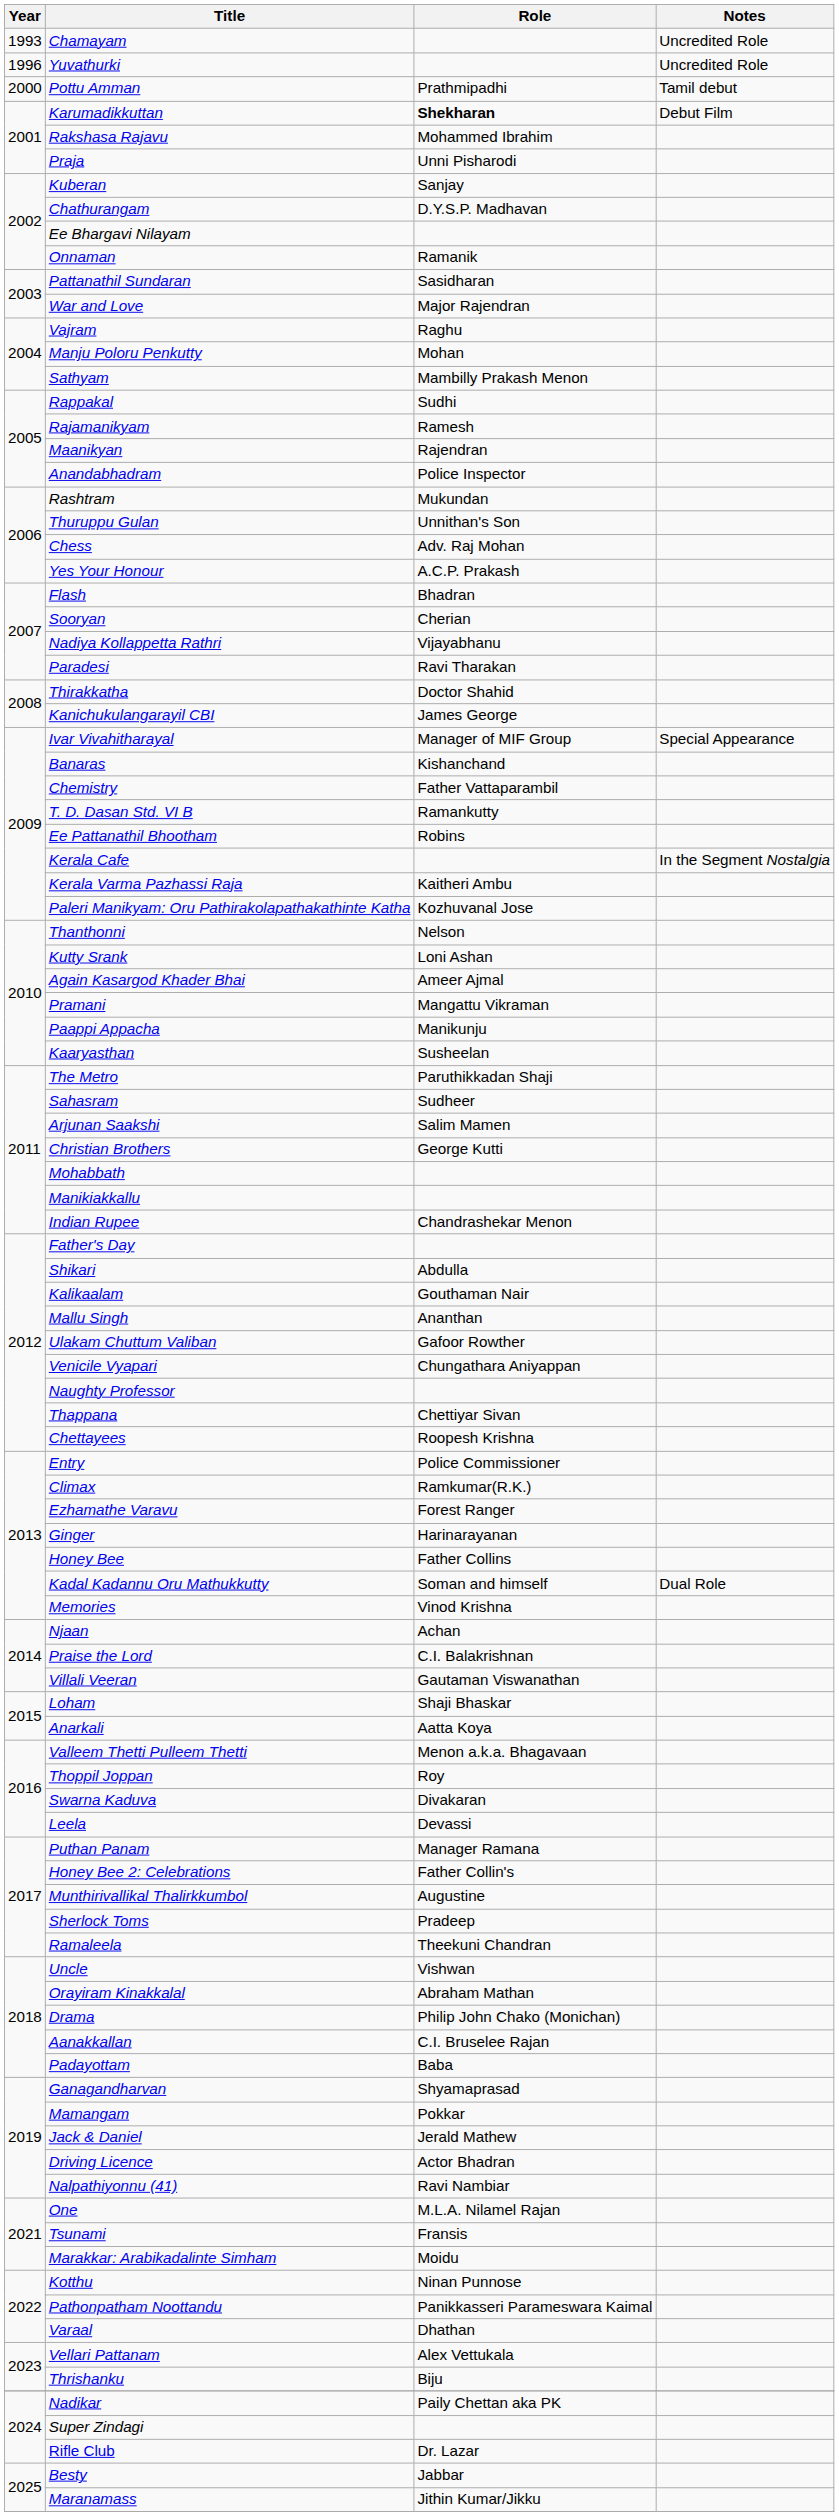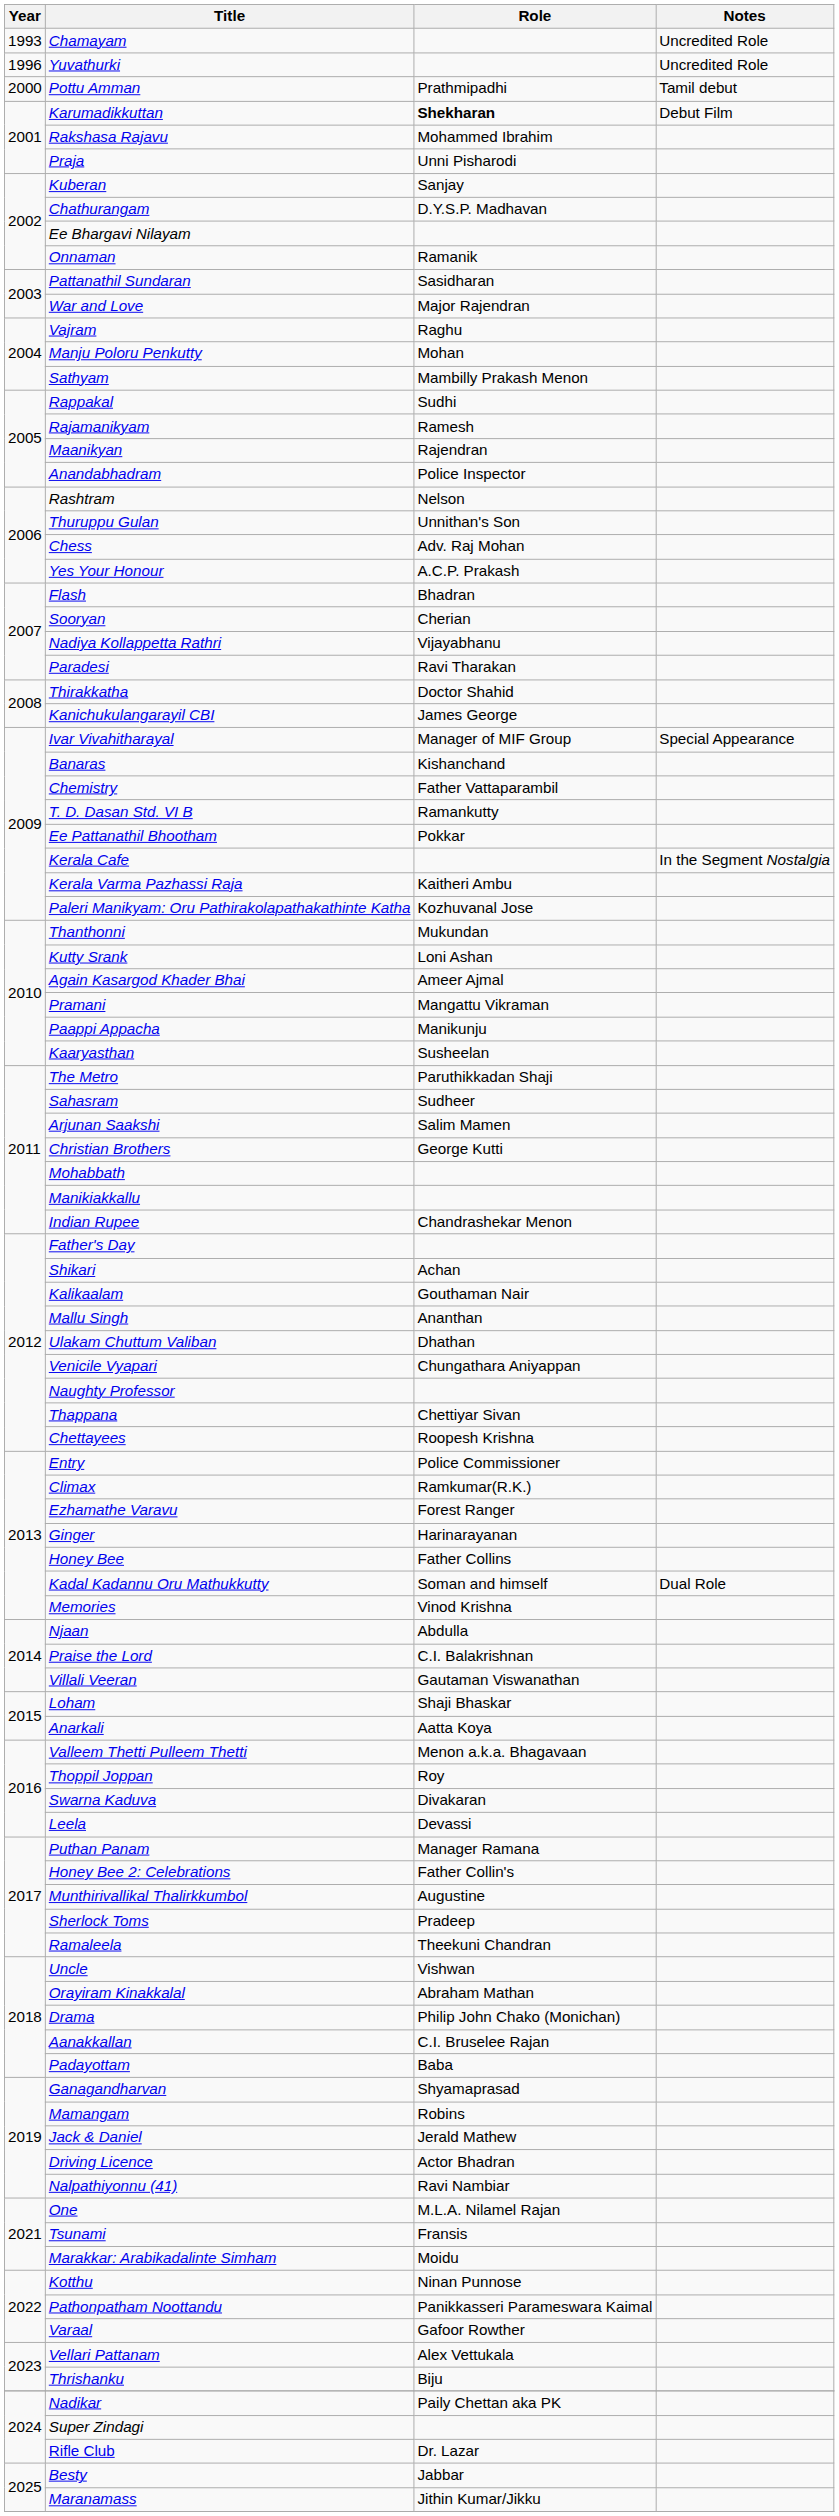(453, 498) Mukundan -> (441, 498) Nelson
(441, 836) Robins -> (441, 836) Pokkar
(441, 932) Nelson -> (453, 932) Mukundan
(443, 1270) Abdulla -> (439, 1270) Achan
(471, 1342) Gafoor Rowther -> (446, 1342) Dhathan
(439, 1631) Achan -> (443, 1631) Abdulla
(441, 2113) Pokkar -> (441, 2113) Robins
(446, 2330) Dhathan -> (471, 2330) Gafoor Rowther
